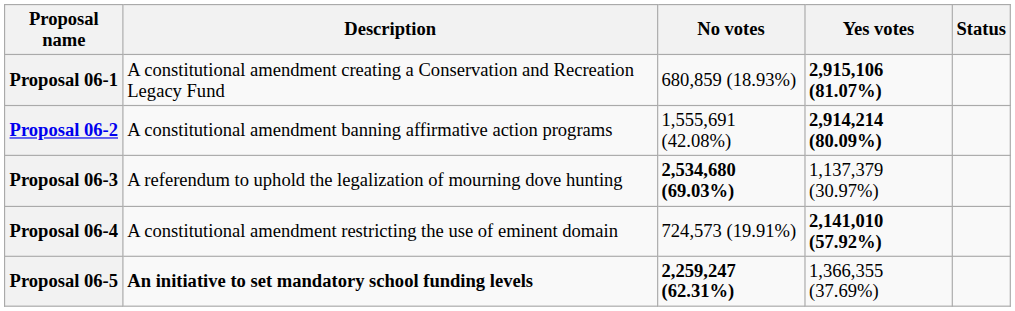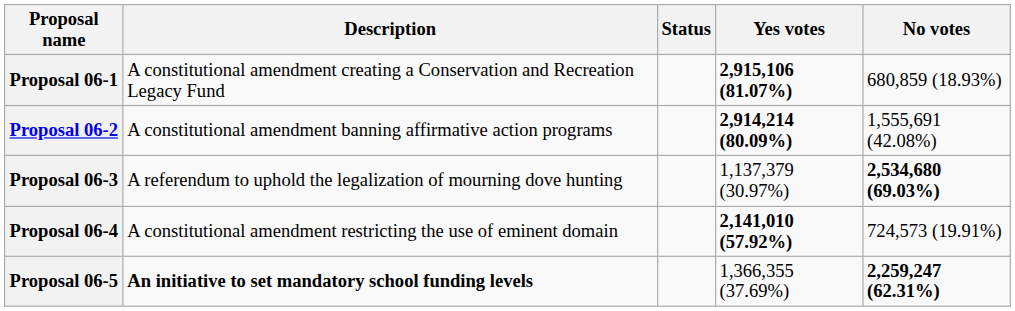columns swapped: (981, 29) <-> (731, 29)
